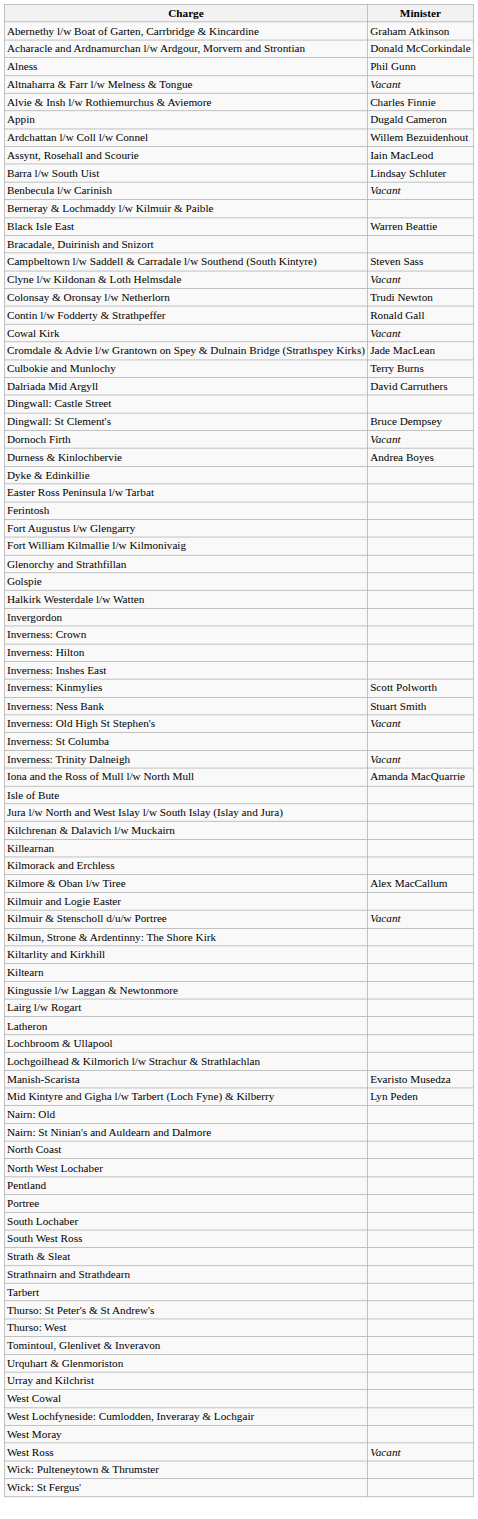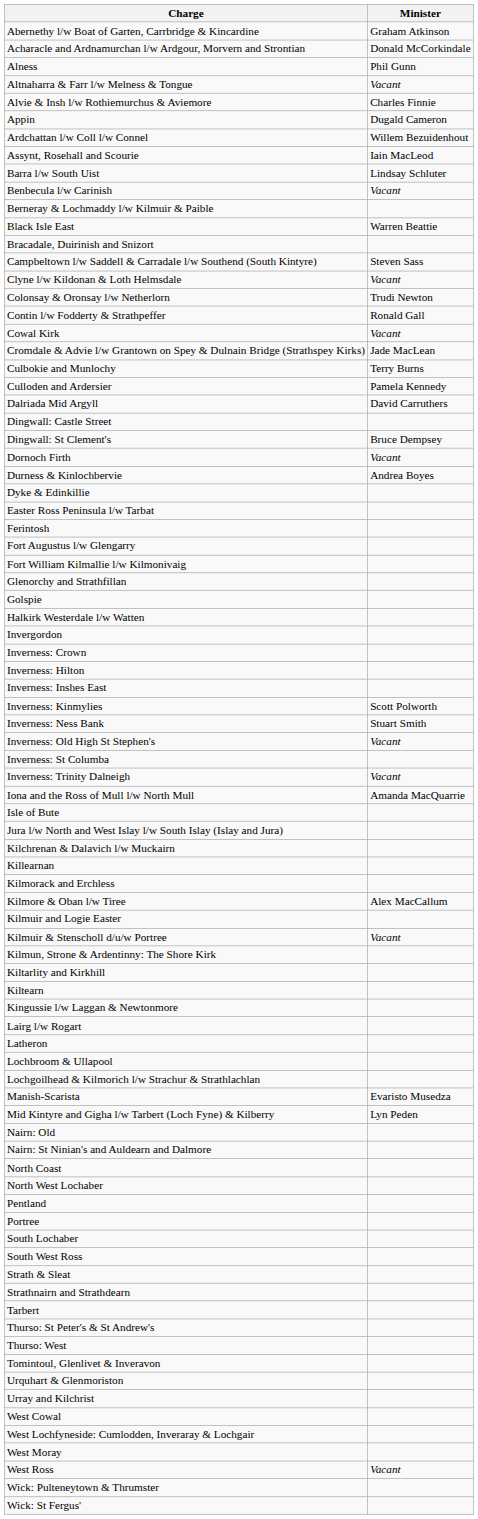+ row: (59, 386)
